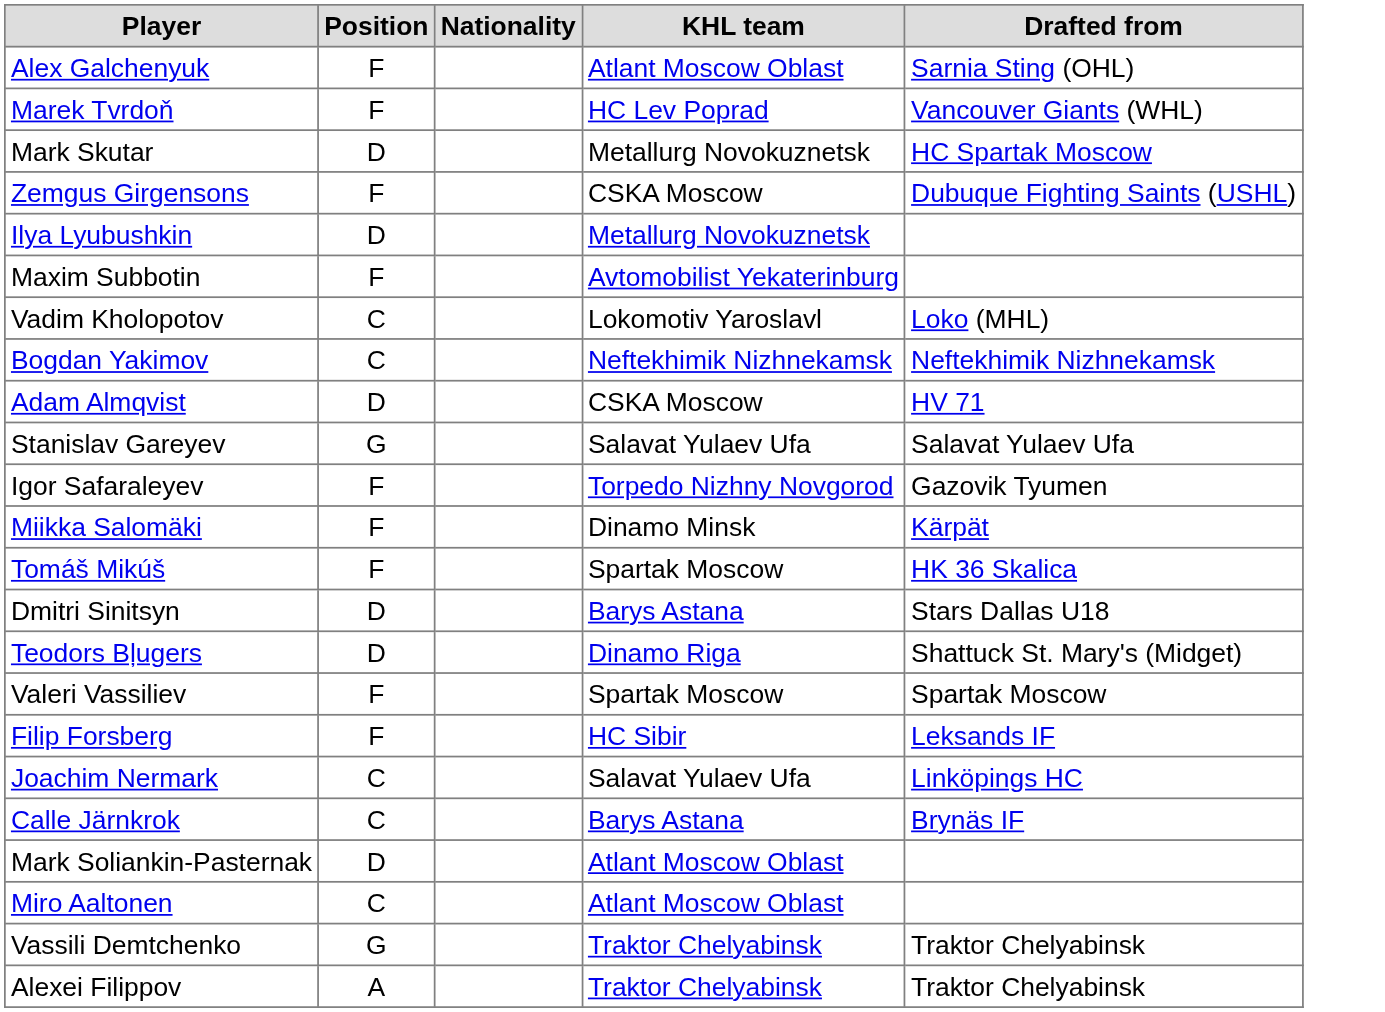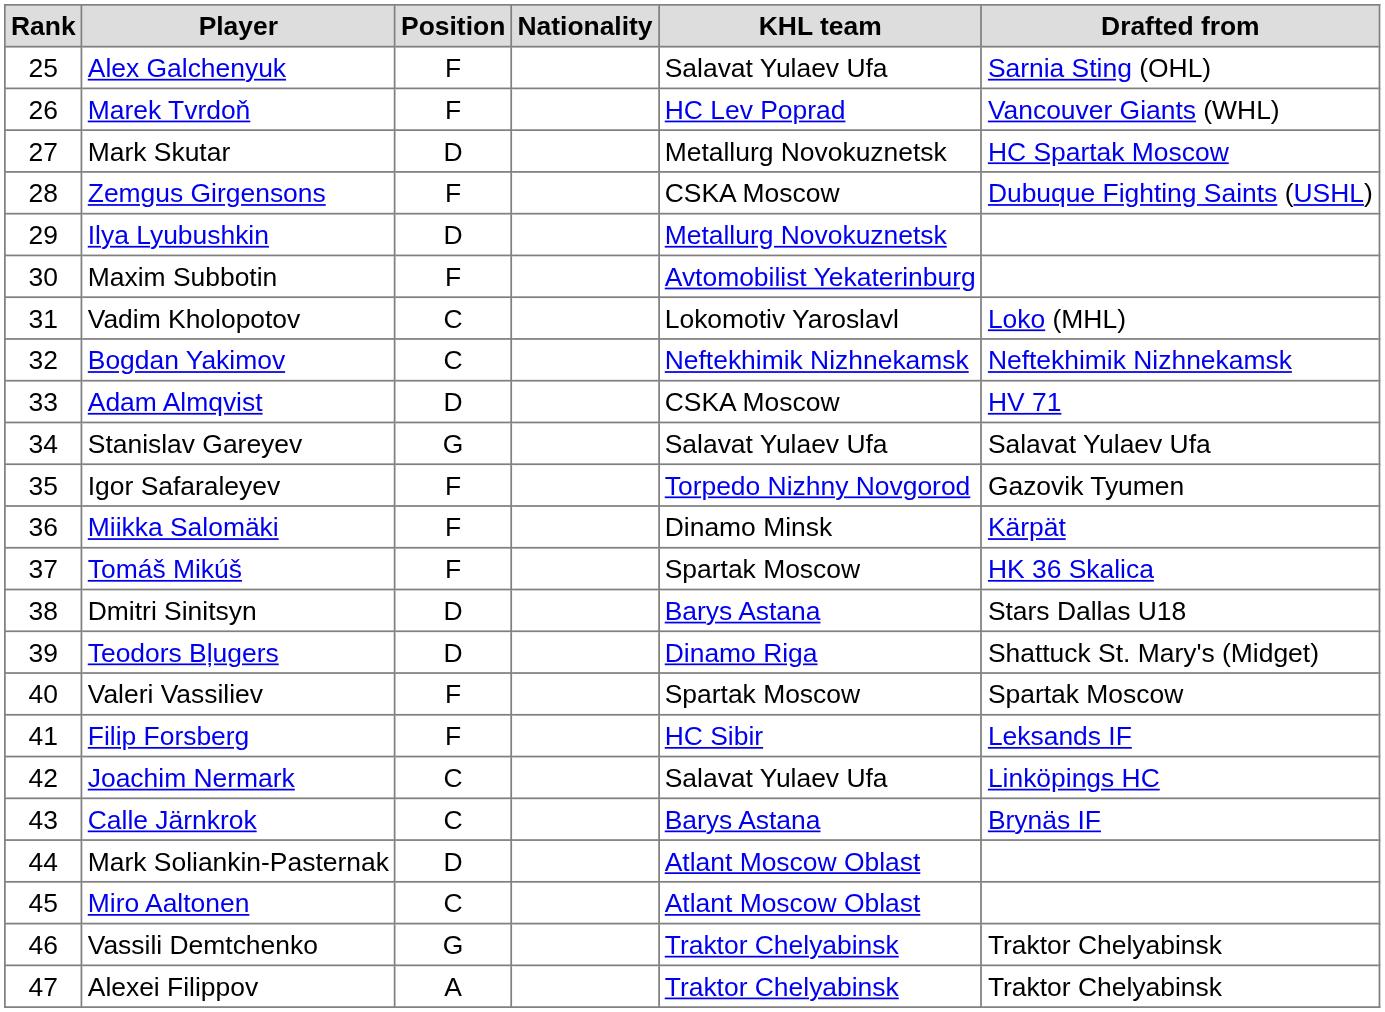+ column: (43, 26)
(716, 68) Atlant Moscow Oblast -> (776, 68) Salavat Yulaev Ufa
